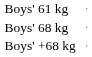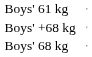rows swapped: (36, 27) <-> (40, 46)
